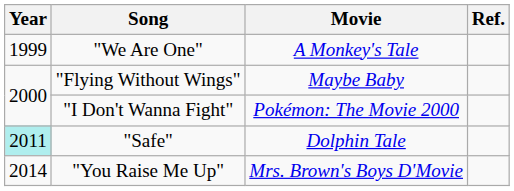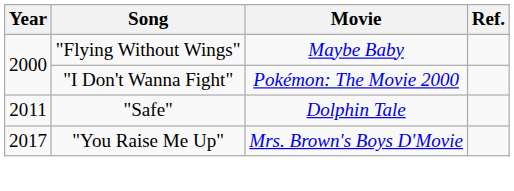- row: (148, 49)
(28, 140) paleturquoise background -> (28, 110) no background
(28, 170) 2014 -> (28, 140) 2017
